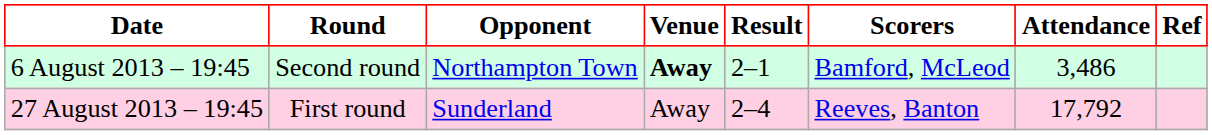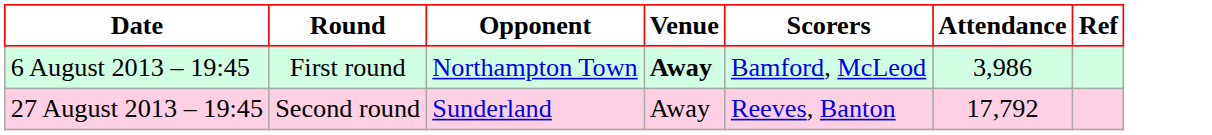- column: (767, 25)
(348, 66) Second round -> (348, 66) First round
(1086, 66) 3,486 -> (1002, 66) 3,986
(348, 108) First round -> (348, 108) Second round
